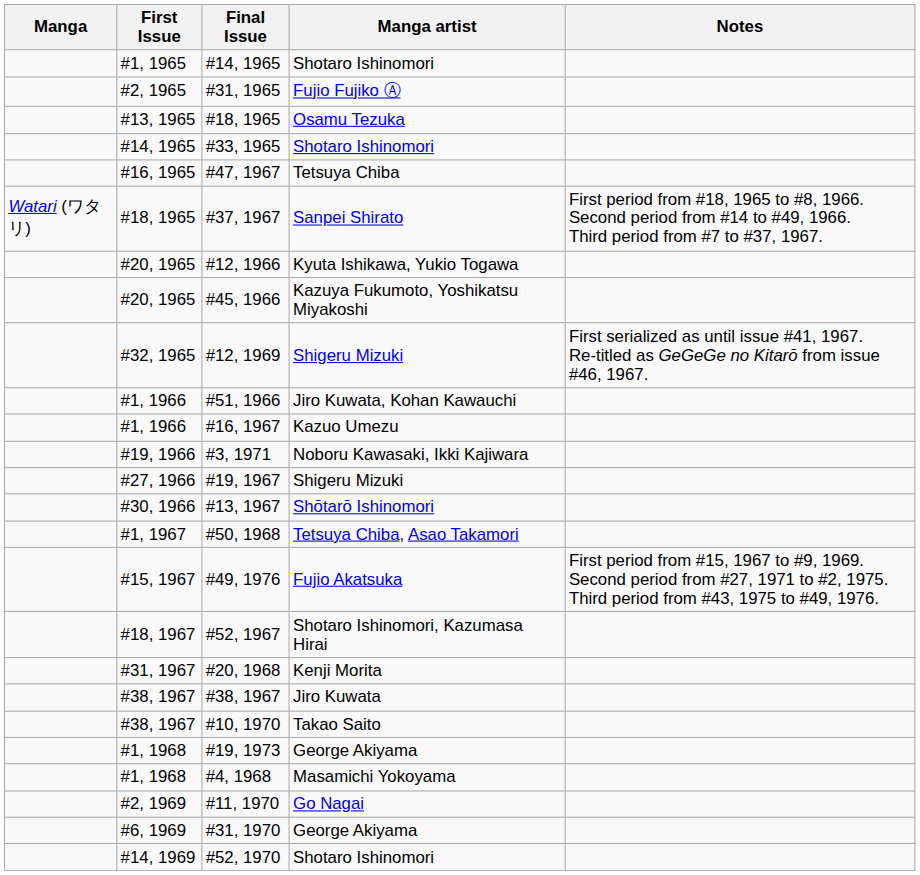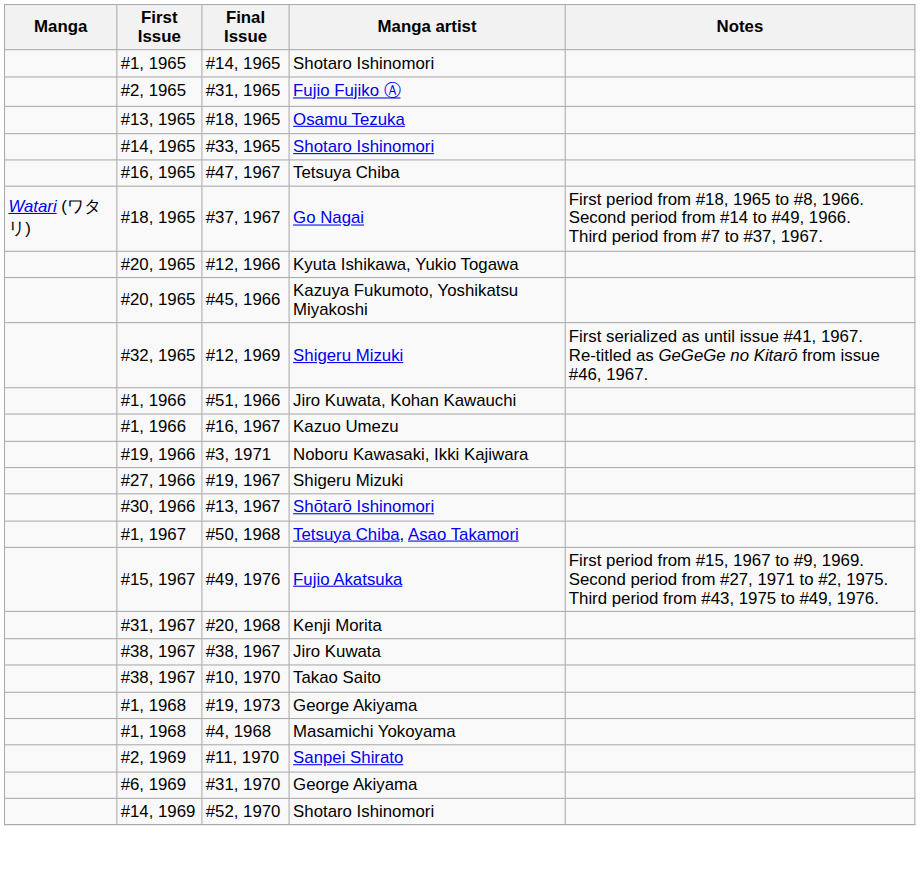(348, 218) Sanpei Shirato -> (329, 218) Go Nagai
- row: (243, 634)
(329, 803) Go Nagai -> (348, 758) Sanpei Shirato
